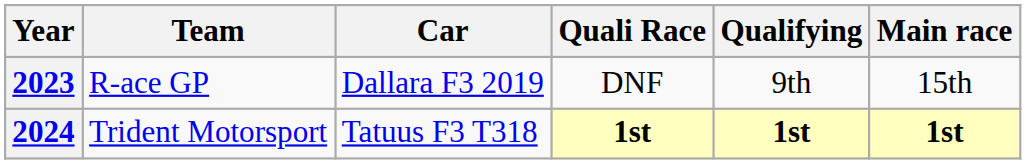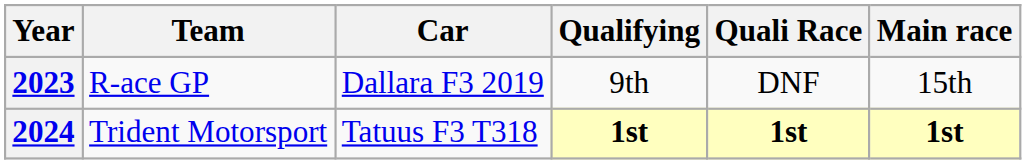columns swapped: (791, 30) <-> (632, 30)
